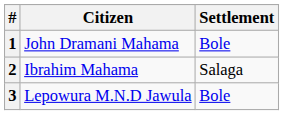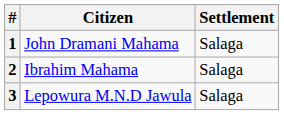(215, 43) Bole -> (221, 43) Salaga
(215, 95) Bole -> (221, 95) Salaga
